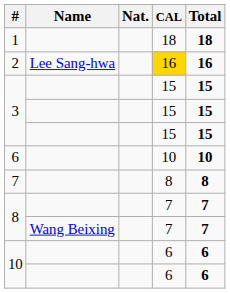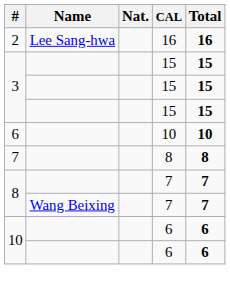- row: (15, 39)
(169, 63) gold background -> (169, 39) no background
